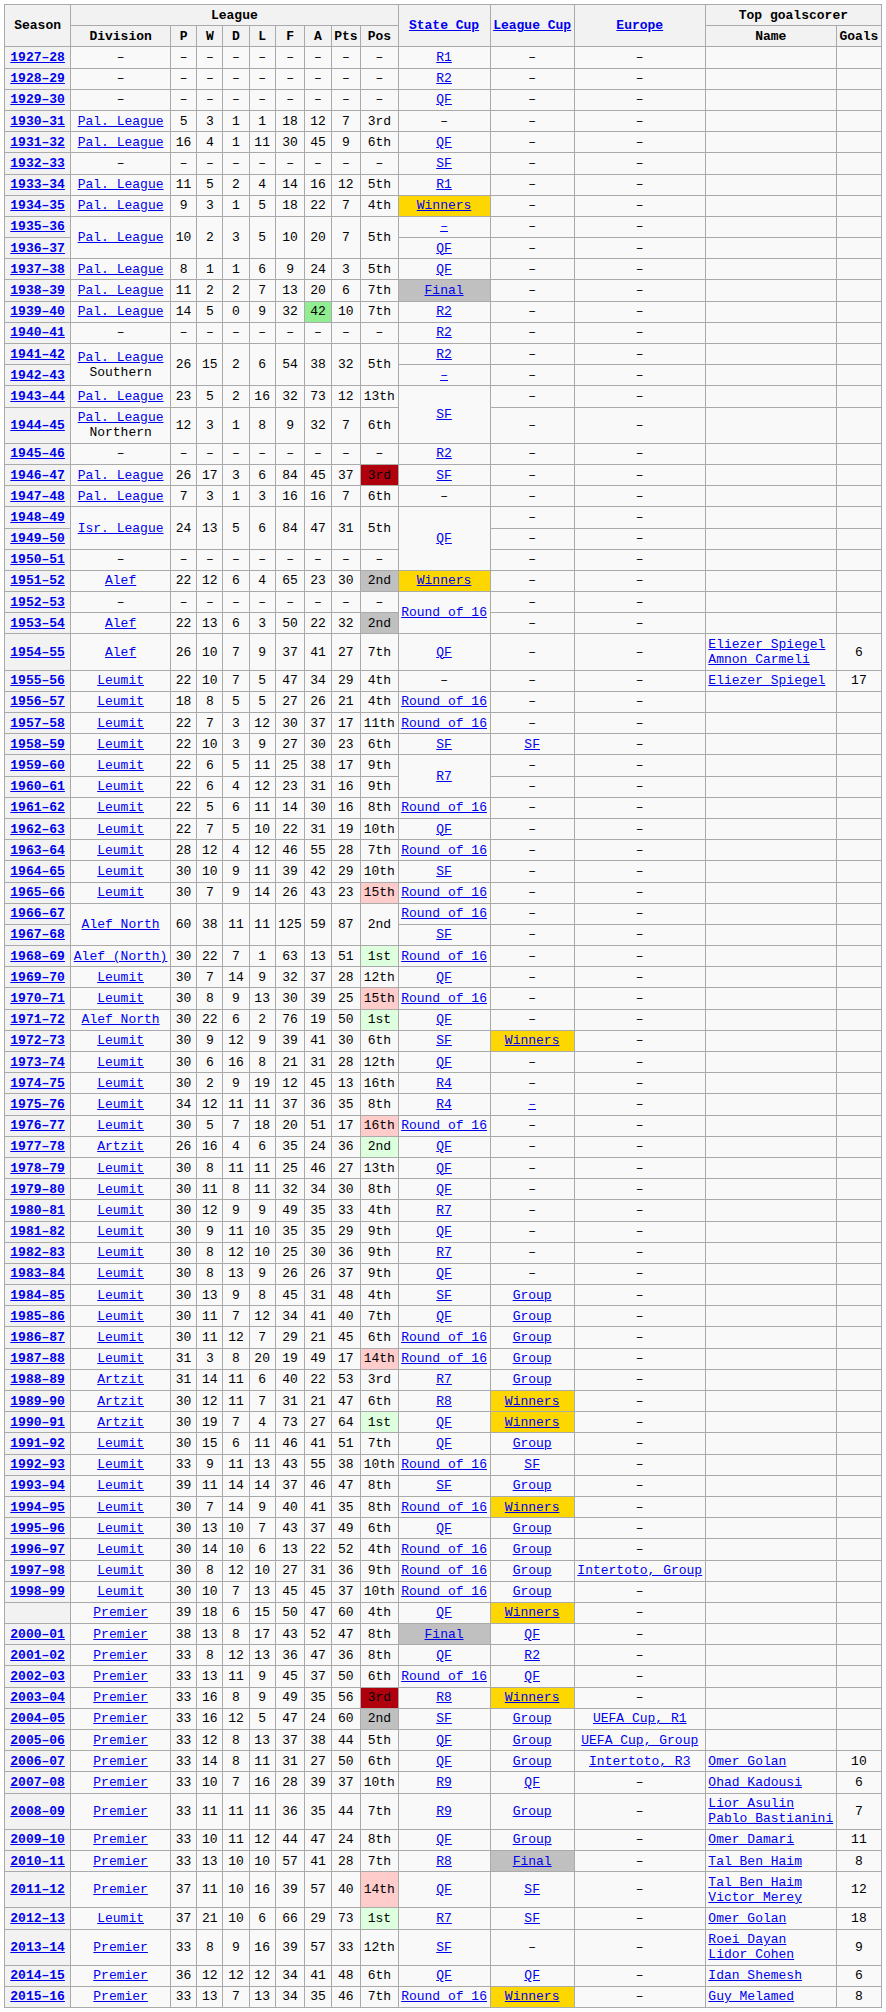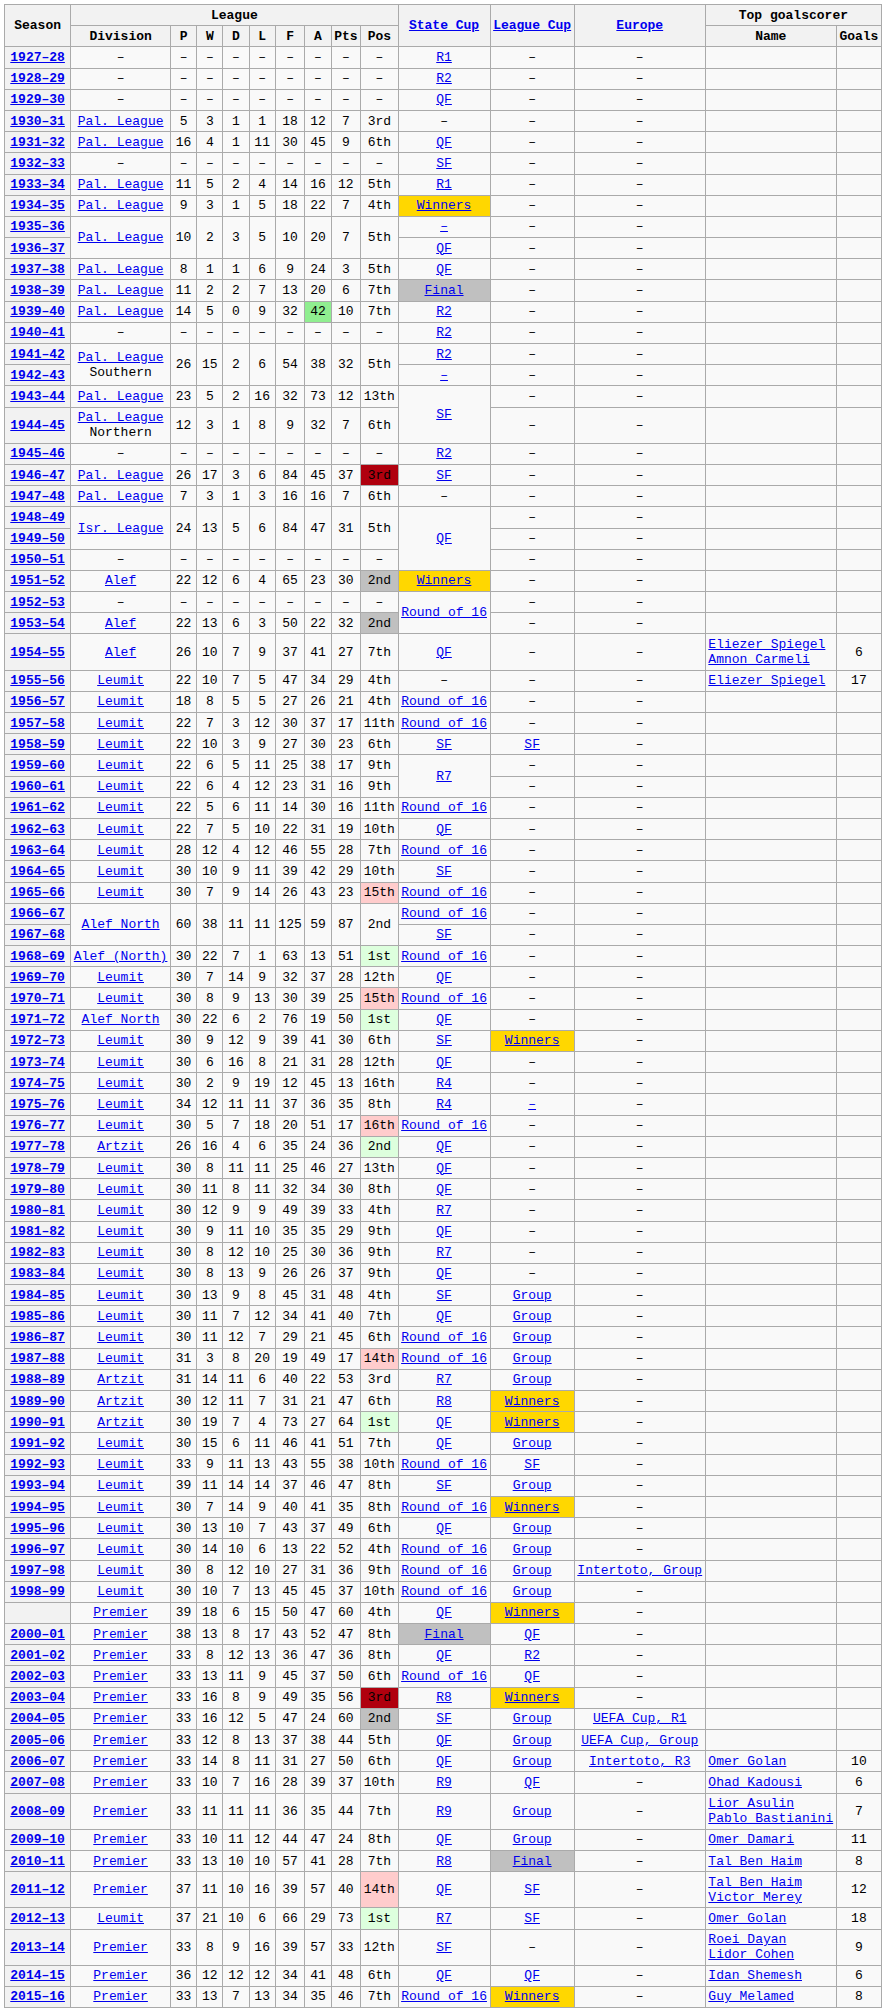(379, 808) 8th -> (379, 808) 11th
(318, 1210) 35 -> (318, 1210) 39
